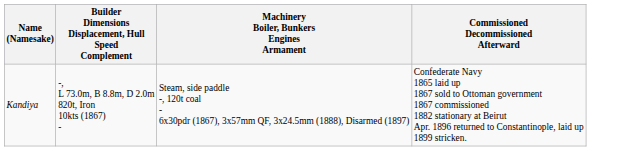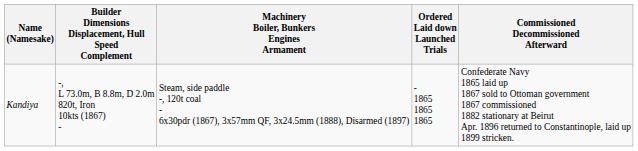+ column: (435, 34)
